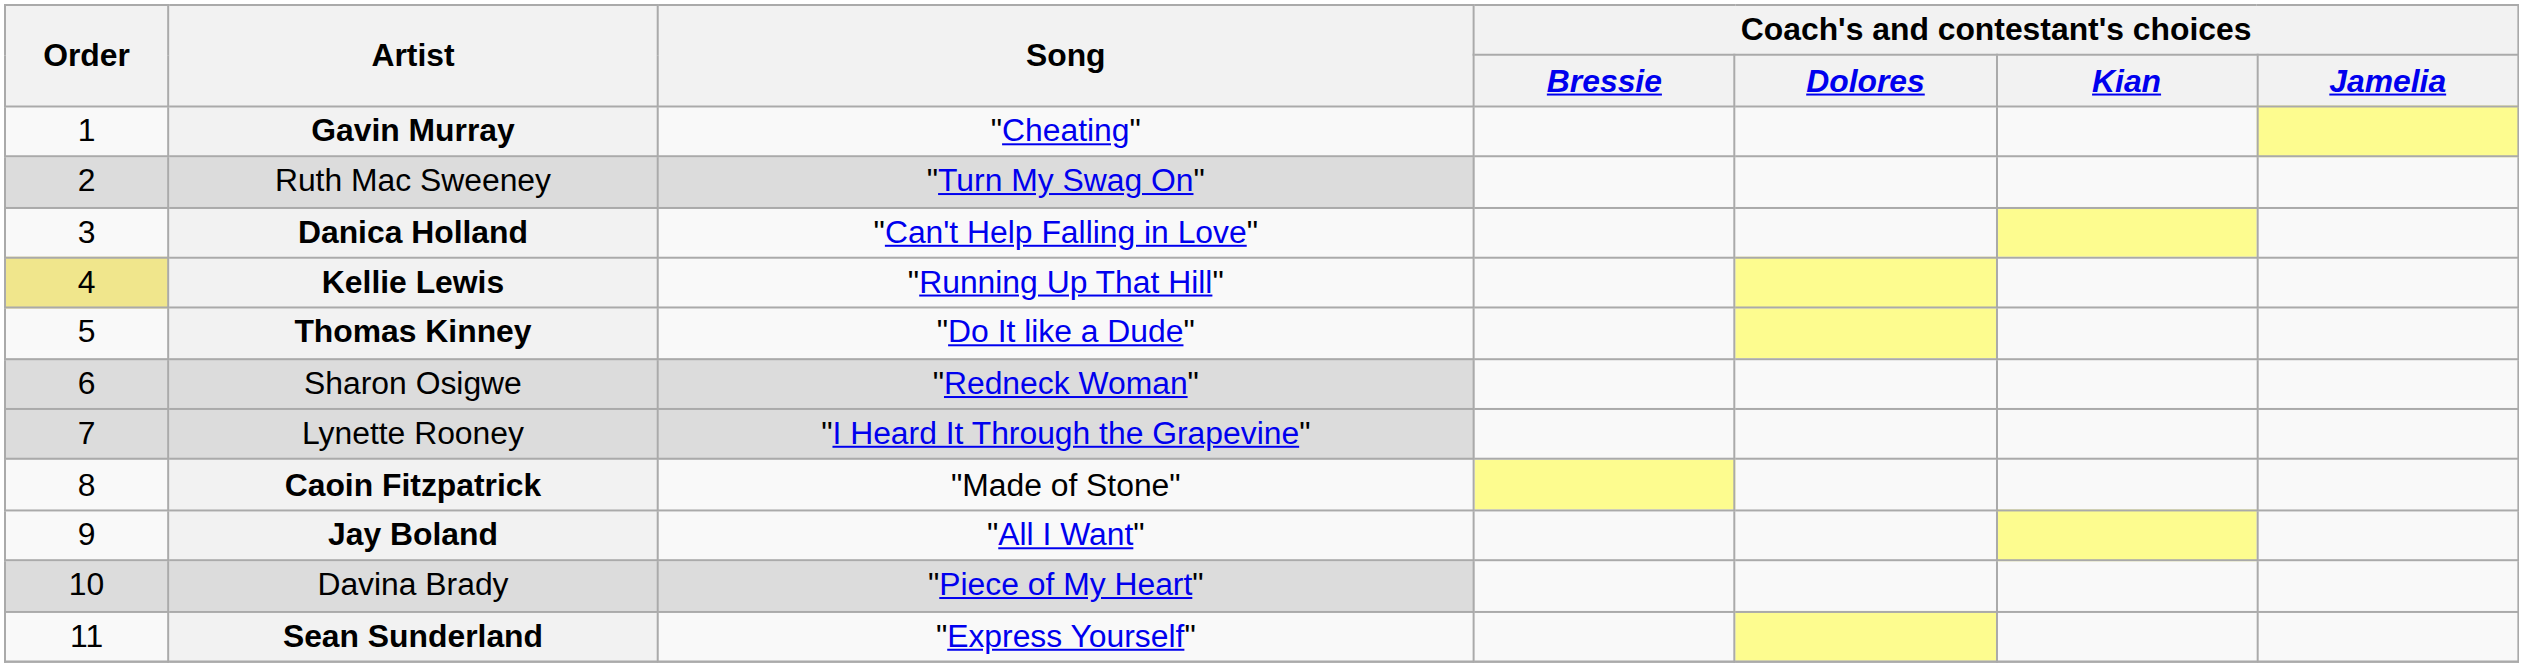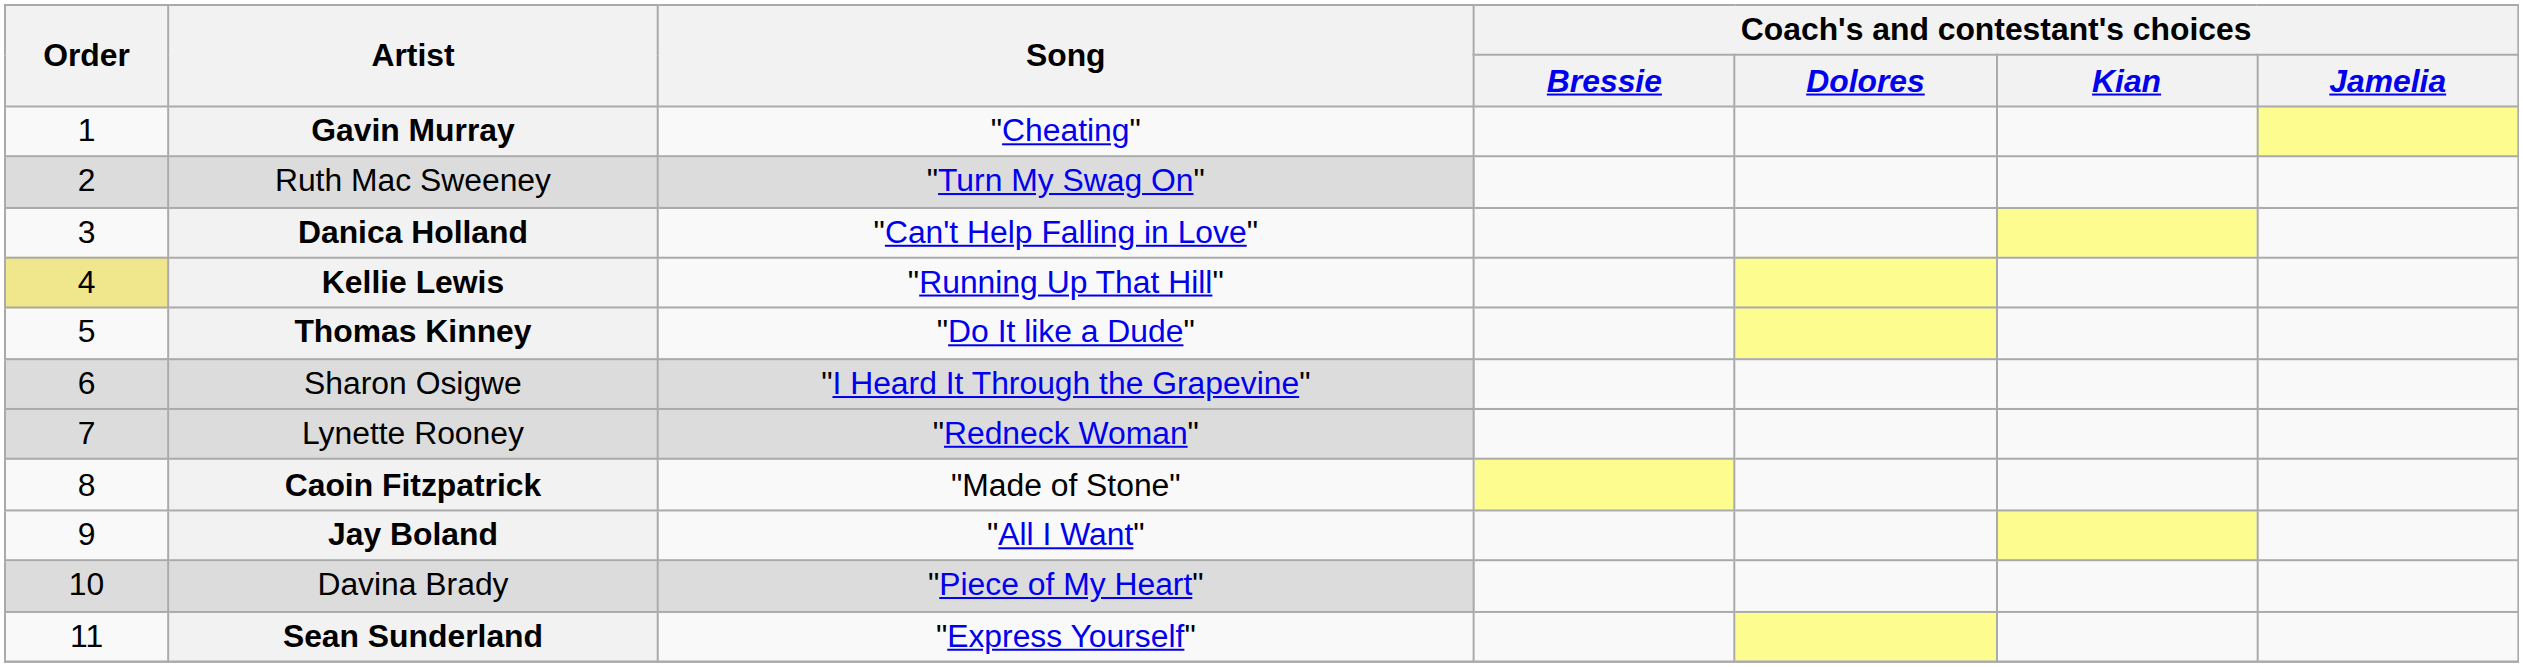(1066, 383) "Redneck Woman" -> (1066, 383) "I Heard It Through the Grapevine"
(1066, 433) "I Heard It Through the Grapevine" -> (1066, 433) "Redneck Woman"
